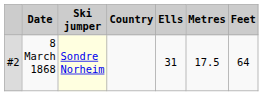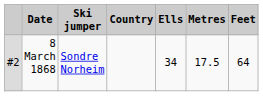(83, 63) lightyellow background -> (83, 63) no background
(171, 63) 31 -> (171, 63) 34
